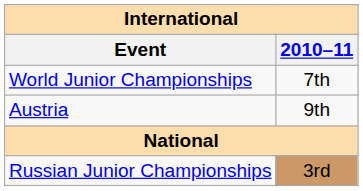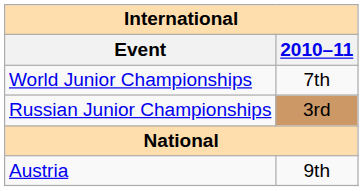rows swapped: (39, 110) <-> (140, 170)
